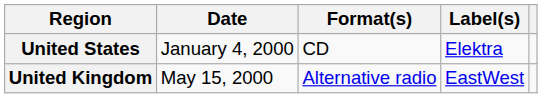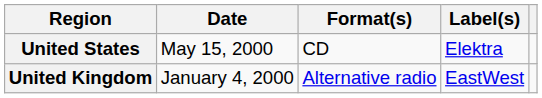(227, 48) January 4, 2000 -> (217, 48) May 15, 2000
(217, 78) May 15, 2000 -> (227, 78) January 4, 2000
